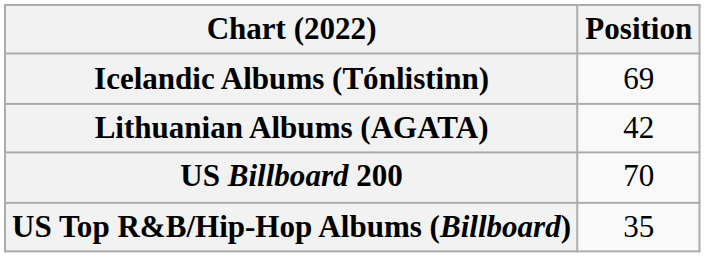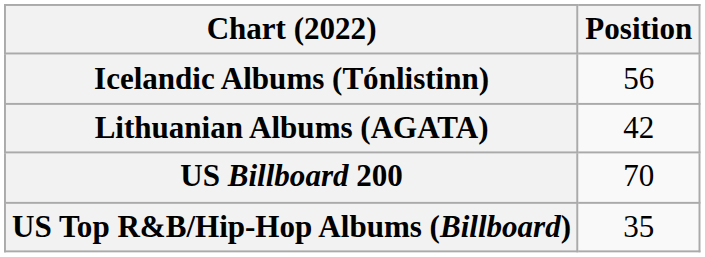(639, 78) 69 -> (639, 78) 56
